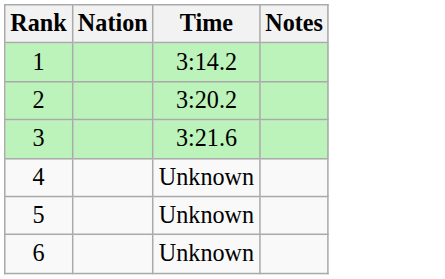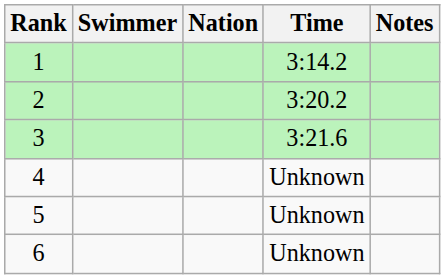+ column: (128, 23)
